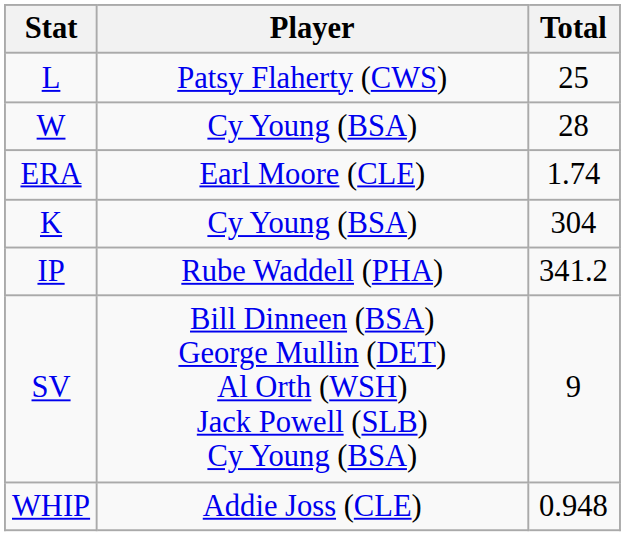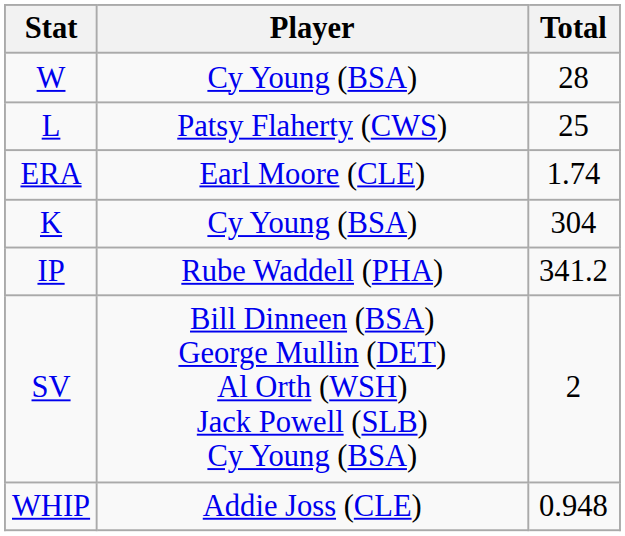rows swapped: (51, 125) <-> (51, 77)
(573, 388) 9 -> (573, 388) 2
